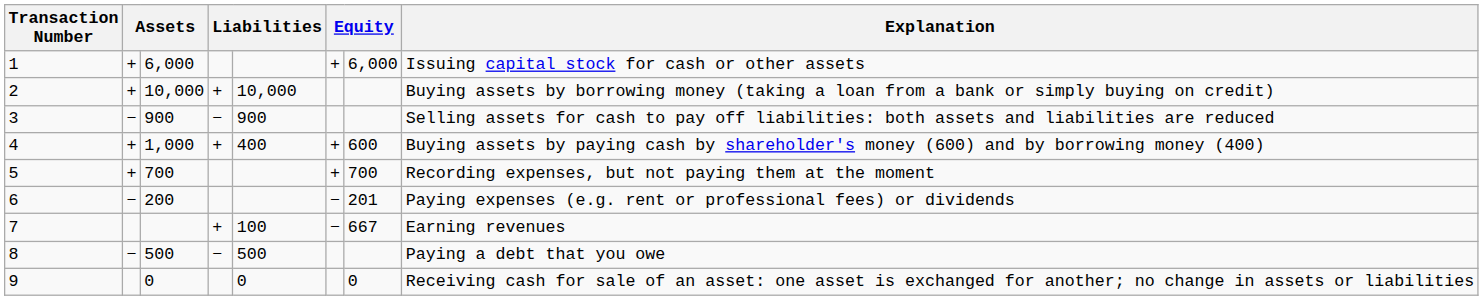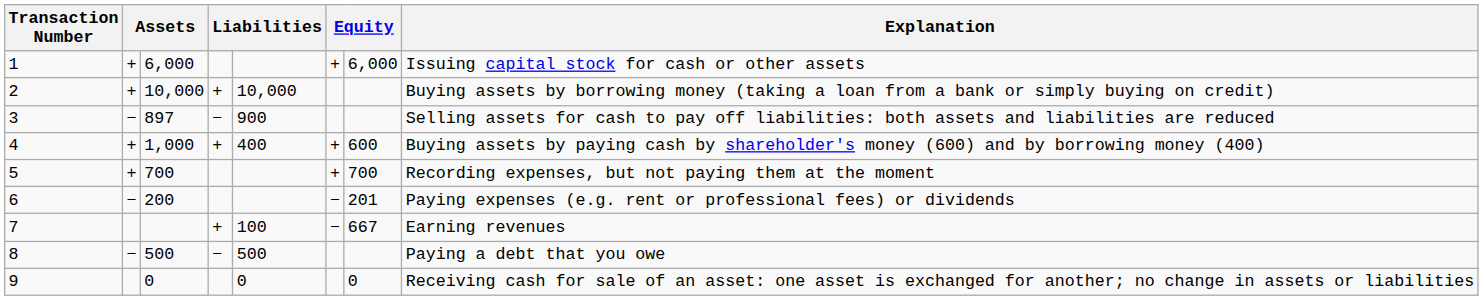(159, 119) 900 -> (159, 119) 897
